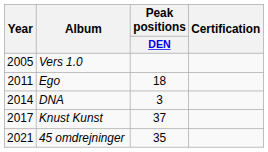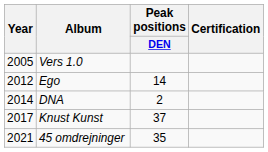(20, 81) 2011 -> (20, 81) 2012
(159, 81) 18 -> (159, 81) 14
(159, 100) 3 -> (159, 100) 2
